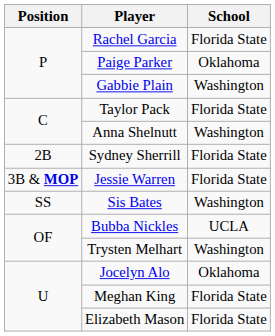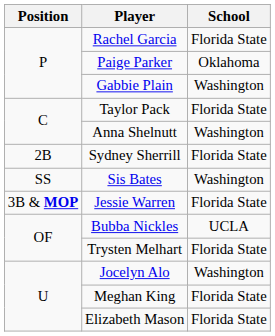rows swapped: (135, 179) <-> (135, 202)
(229, 249) Washington -> (229, 249) Florida State
(229, 272) Oklahoma -> (229, 272) Washington
